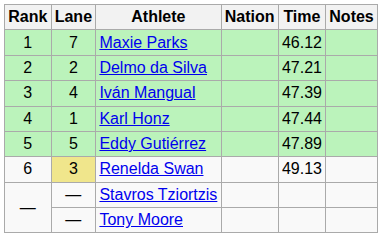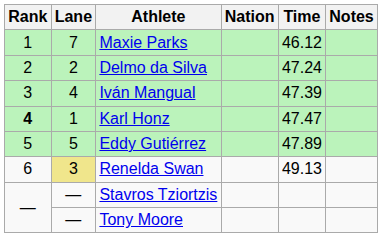(302, 67) 47.21 -> (302, 67) 47.24
(28, 118) normal -> (28, 118) bold
(302, 118) 47.44 -> (302, 118) 47.47
